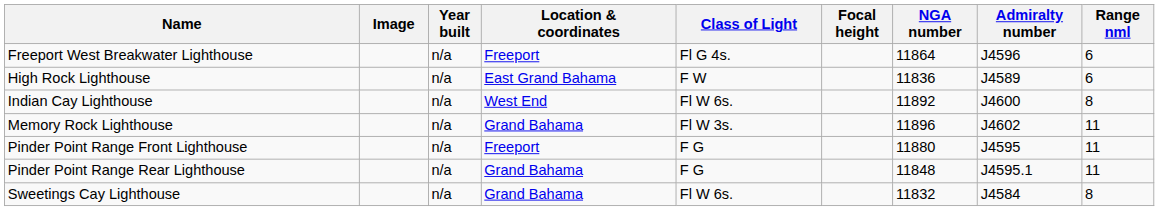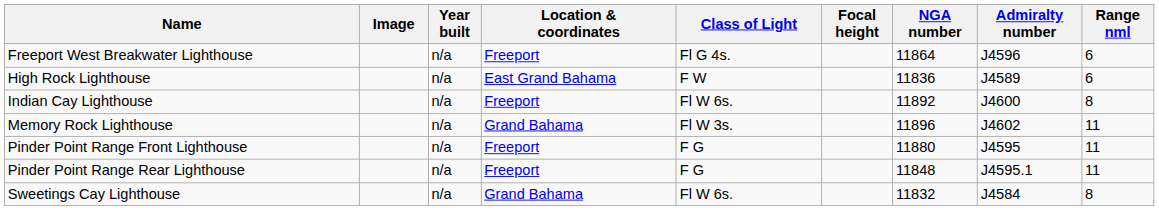(516, 101) West End -> (512, 101) Freeport
(534, 170) Grand Bahama -> (512, 170) Freeport
